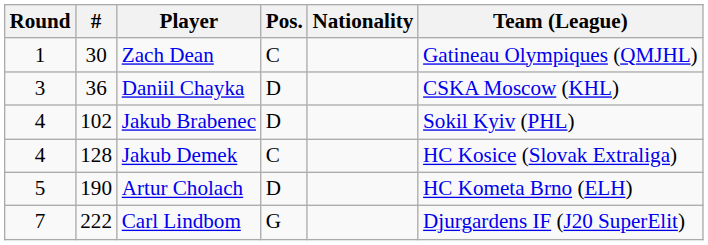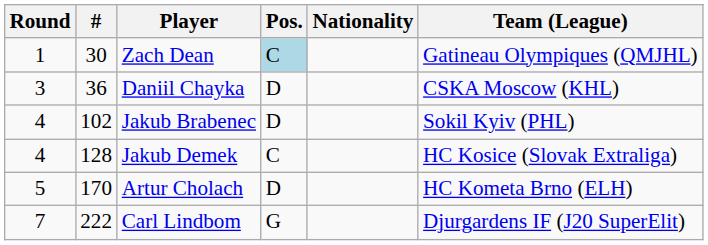(273, 54) no background -> (273, 54) lightblue background
(96, 188) 190 -> (96, 188) 170
